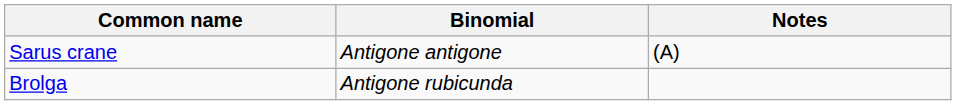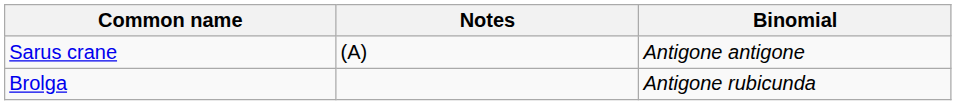columns swapped: (492, 20) <-> (800, 20)
